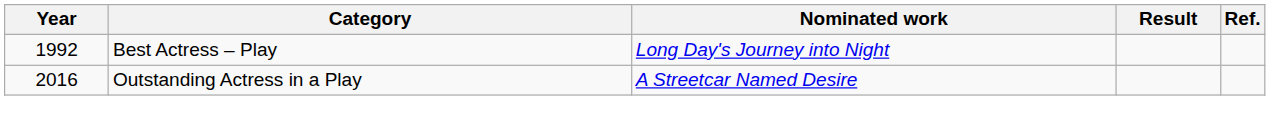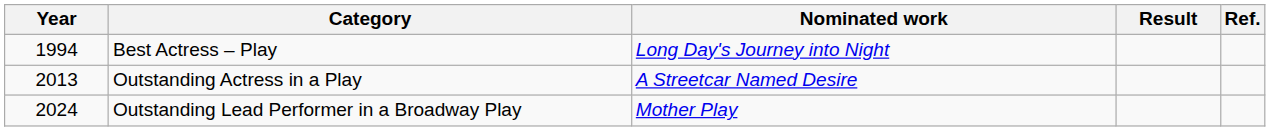(57, 49) 1992 -> (57, 49) 1994
(57, 79) 2016 -> (57, 79) 2013
+ row: (317, 110)
